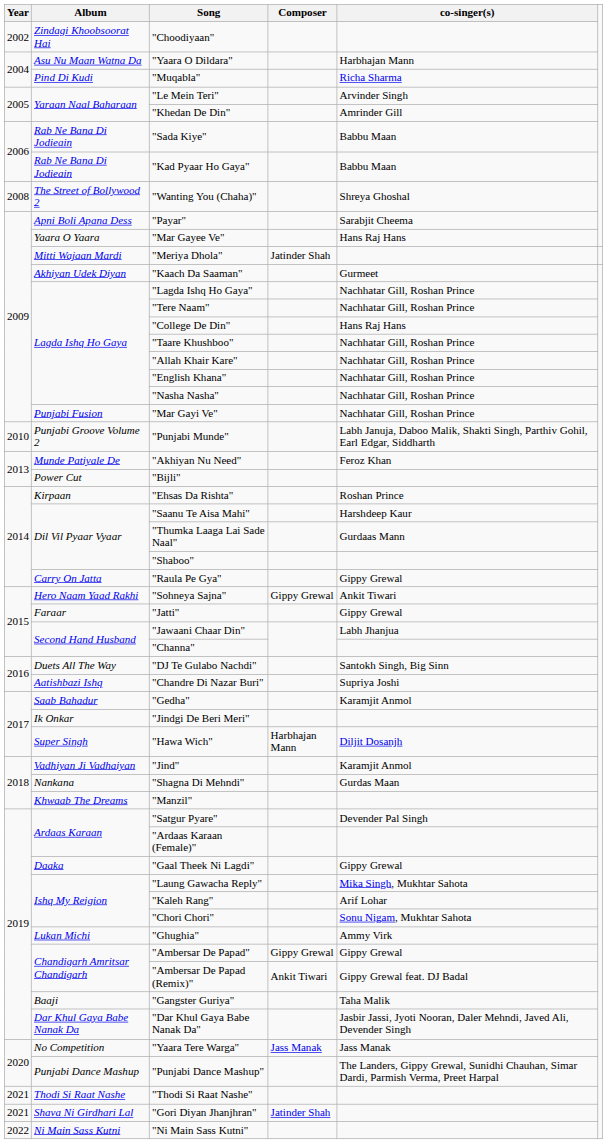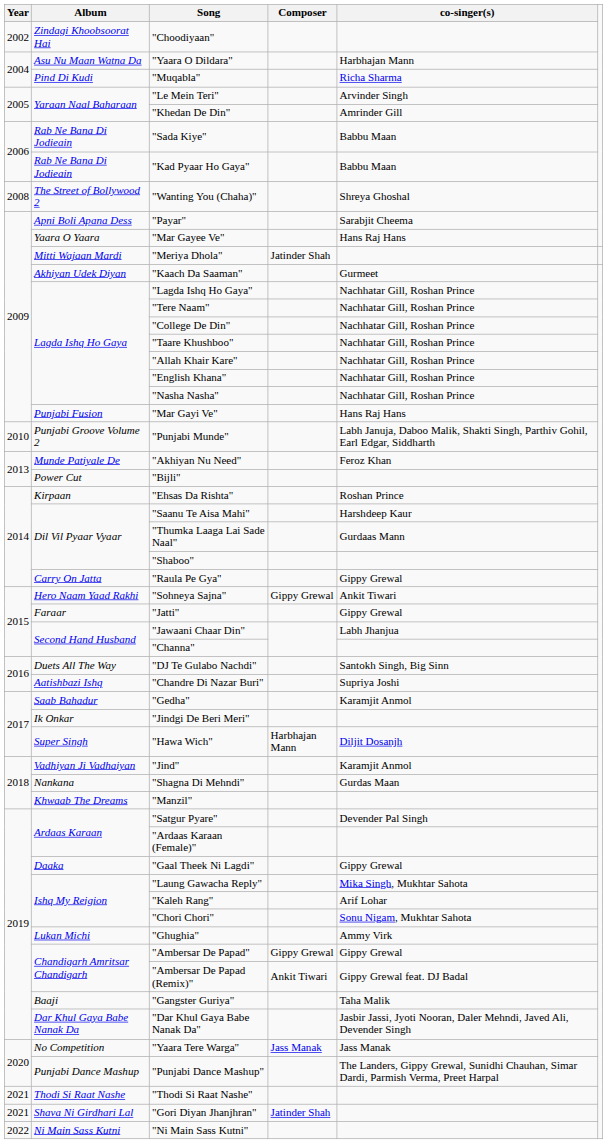(373, 325) Hans Raj Hans -> (407, 325) Nachhatar Gill, Roshan Prince
(407, 413) Nachhatar Gill, Roshan Prince -> (373, 413) Hans Raj Hans
